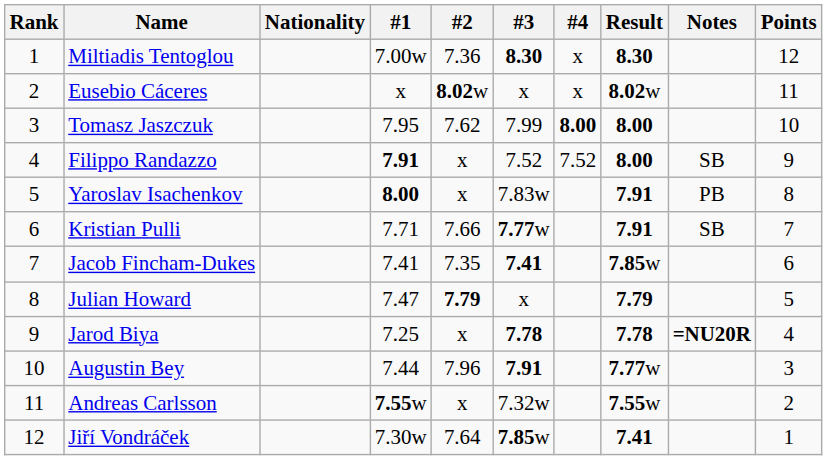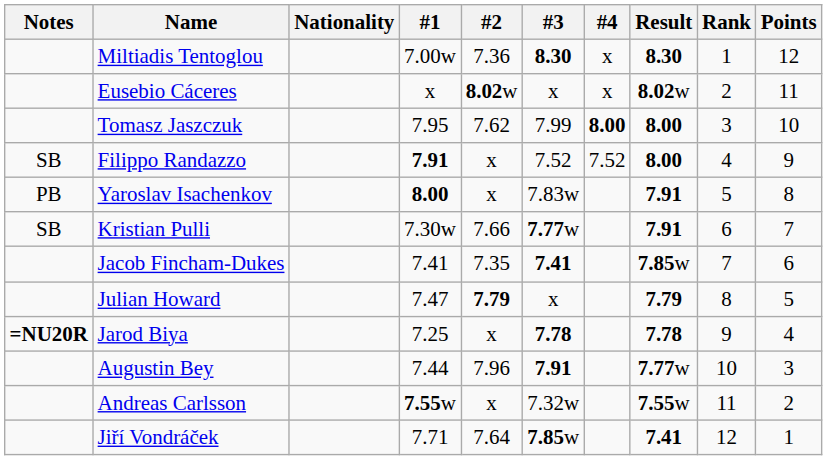columns swapped: (34, 21) <-> (712, 21)
(401, 229) 7.71 -> (430, 229) 7.30w
(401, 437) 7.30w -> (430, 437) 7.71
